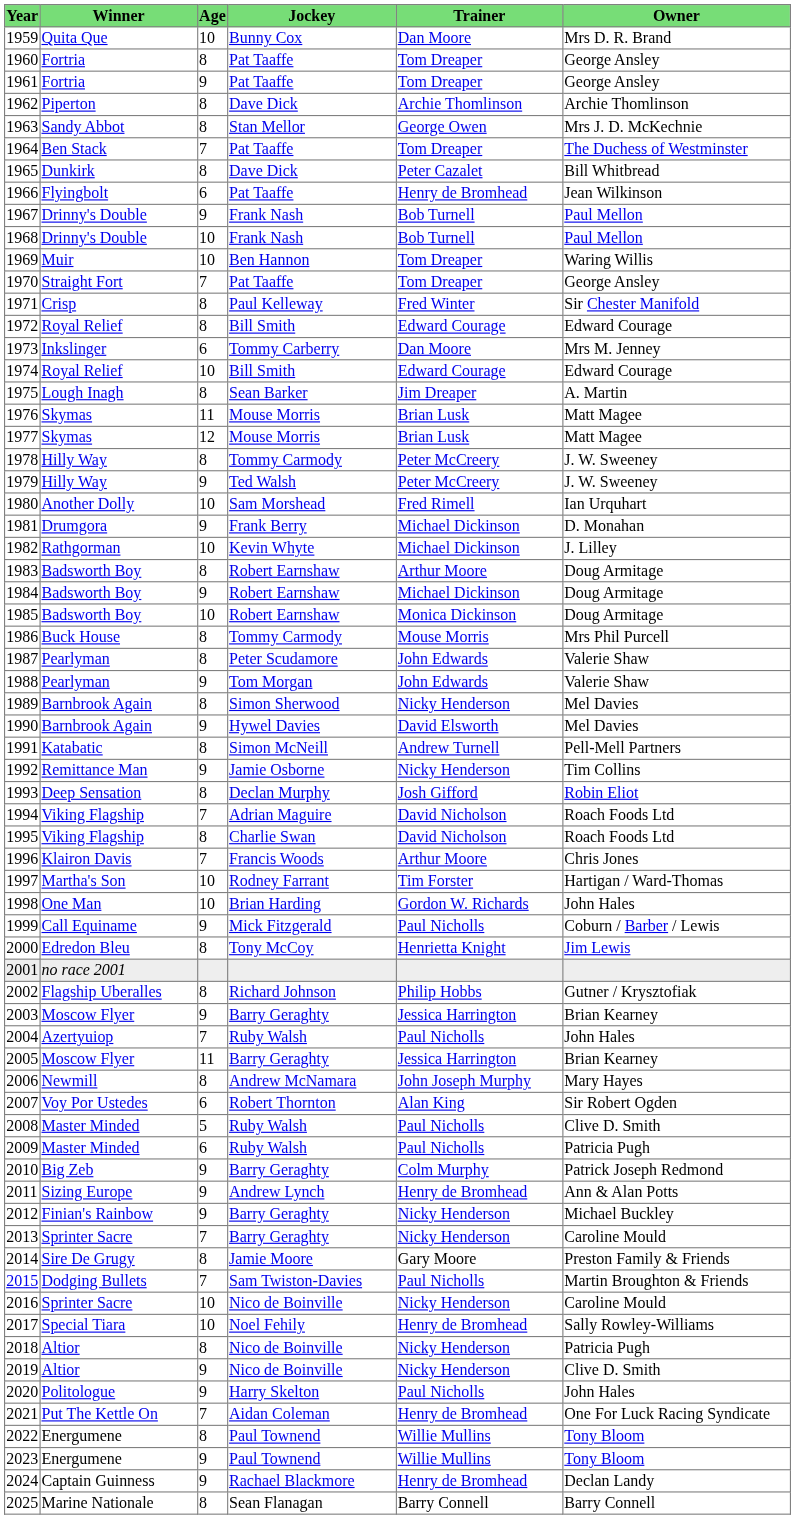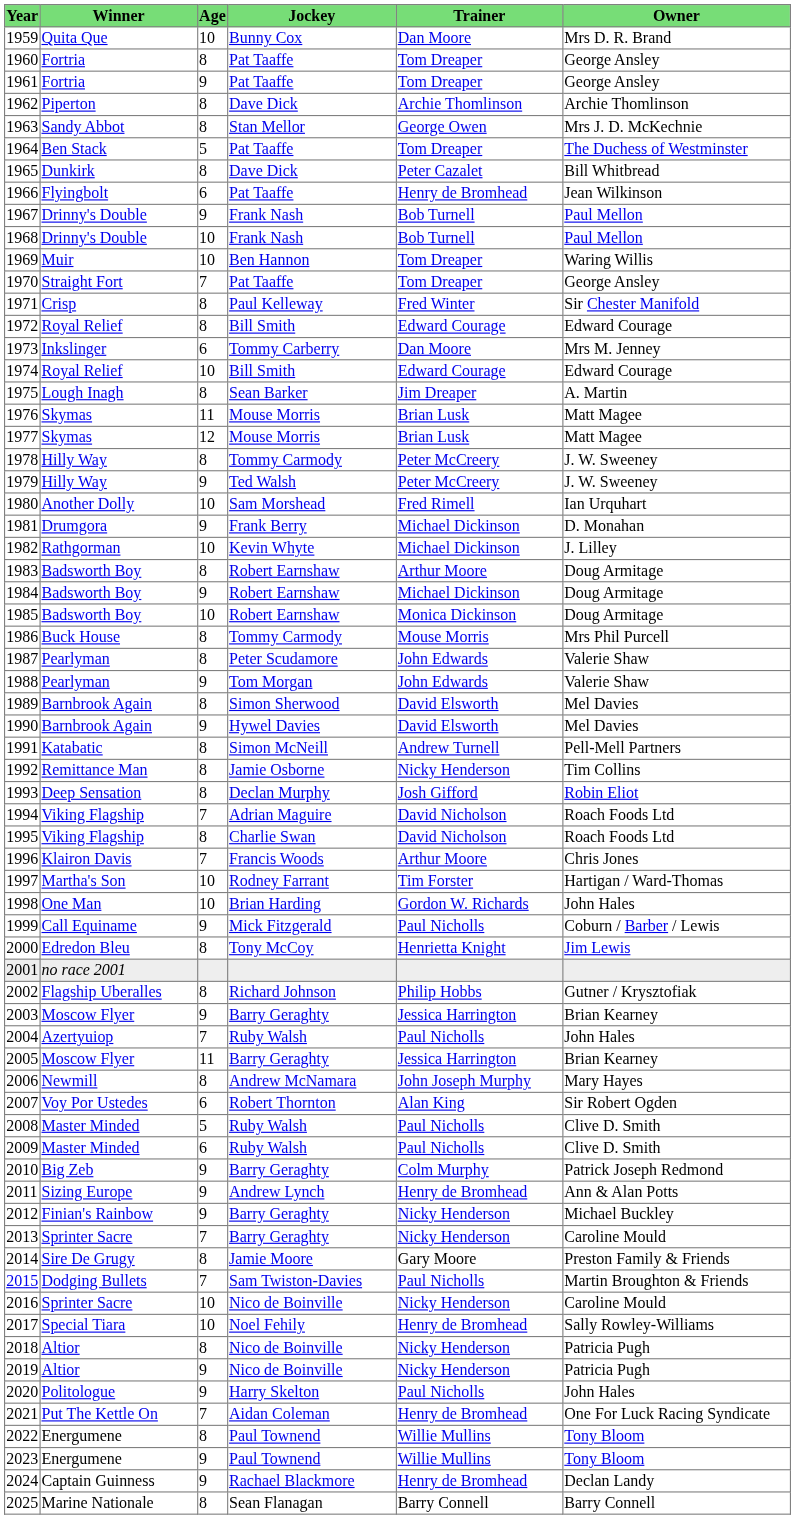(203, 148) 7 -> (203, 148) 5
(454, 703) Nicky Henderson -> (448, 703) David Elsworth
(203, 770) 9 -> (203, 770) 8
(607, 1147) Patricia Pugh -> (612, 1147) Clive D. Smith
(612, 1369) Clive D. Smith -> (607, 1369) Patricia Pugh
